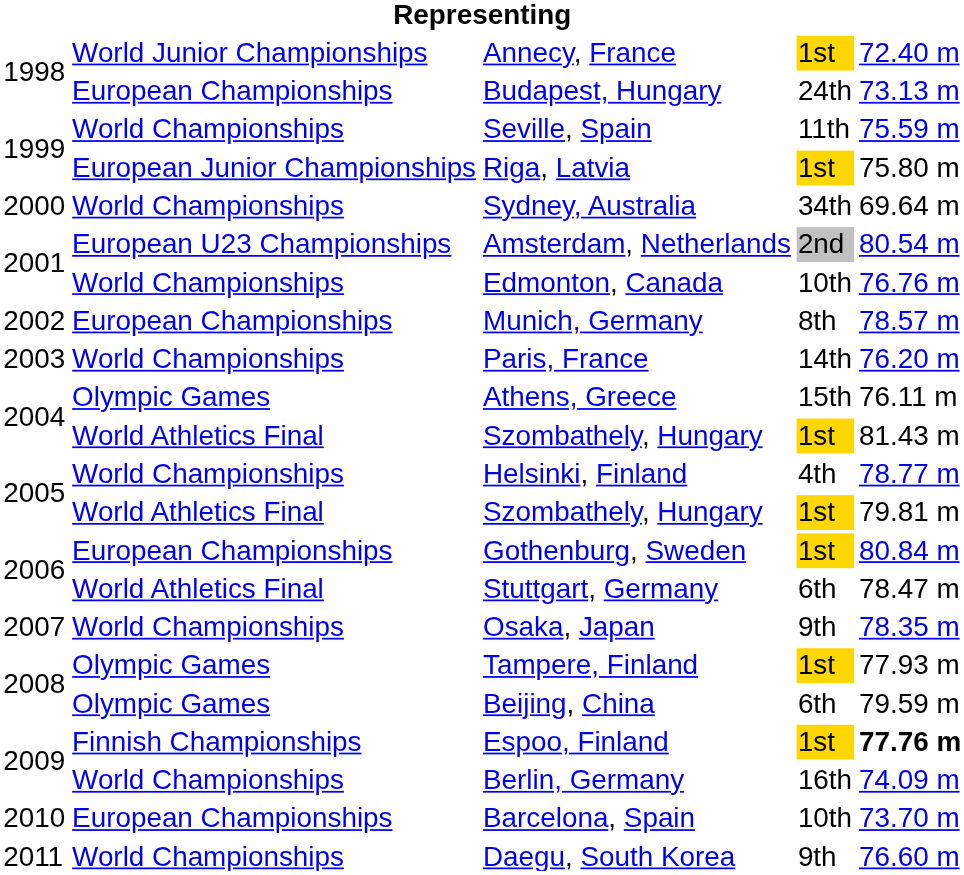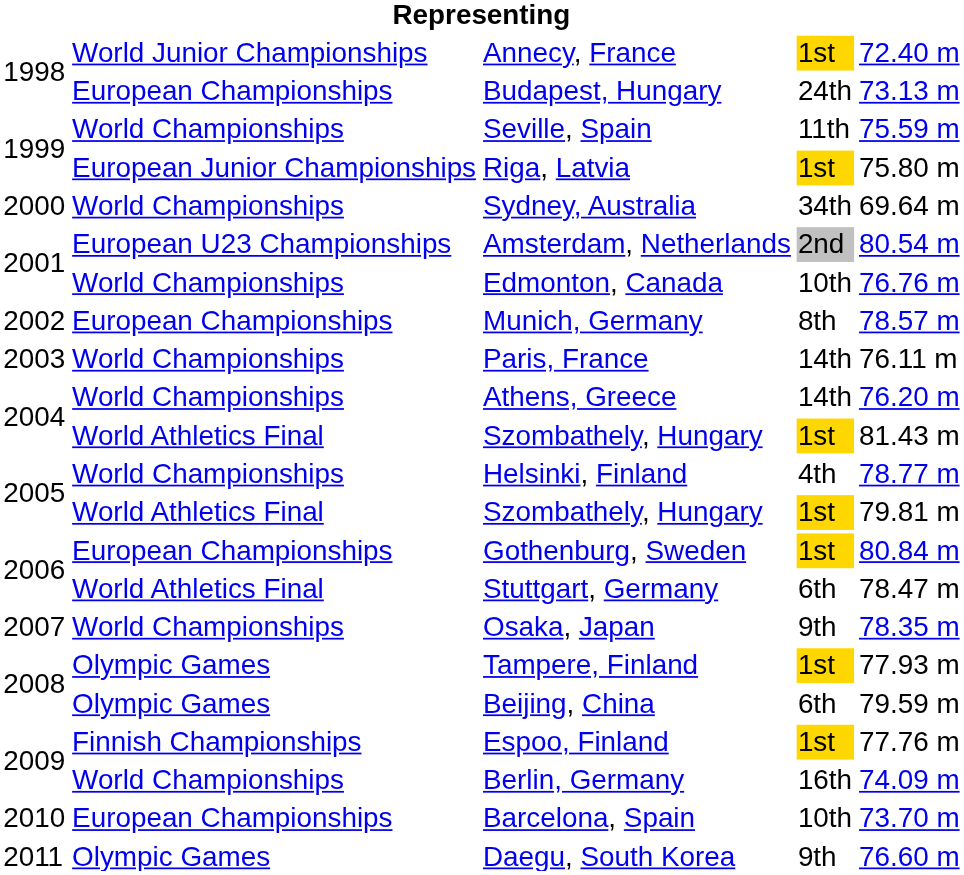(909, 359) 76.20 m -> (908, 359) 76.11 m
(171, 397) Olympic Games -> (208, 397) World Championships
(825, 397) 15th -> (825, 397) 14th
(908, 397) 76.11 m -> (909, 397) 76.20 m
(910, 741) bold -> (909, 741) normal
(208, 856) World Championships -> (171, 856) Olympic Games
